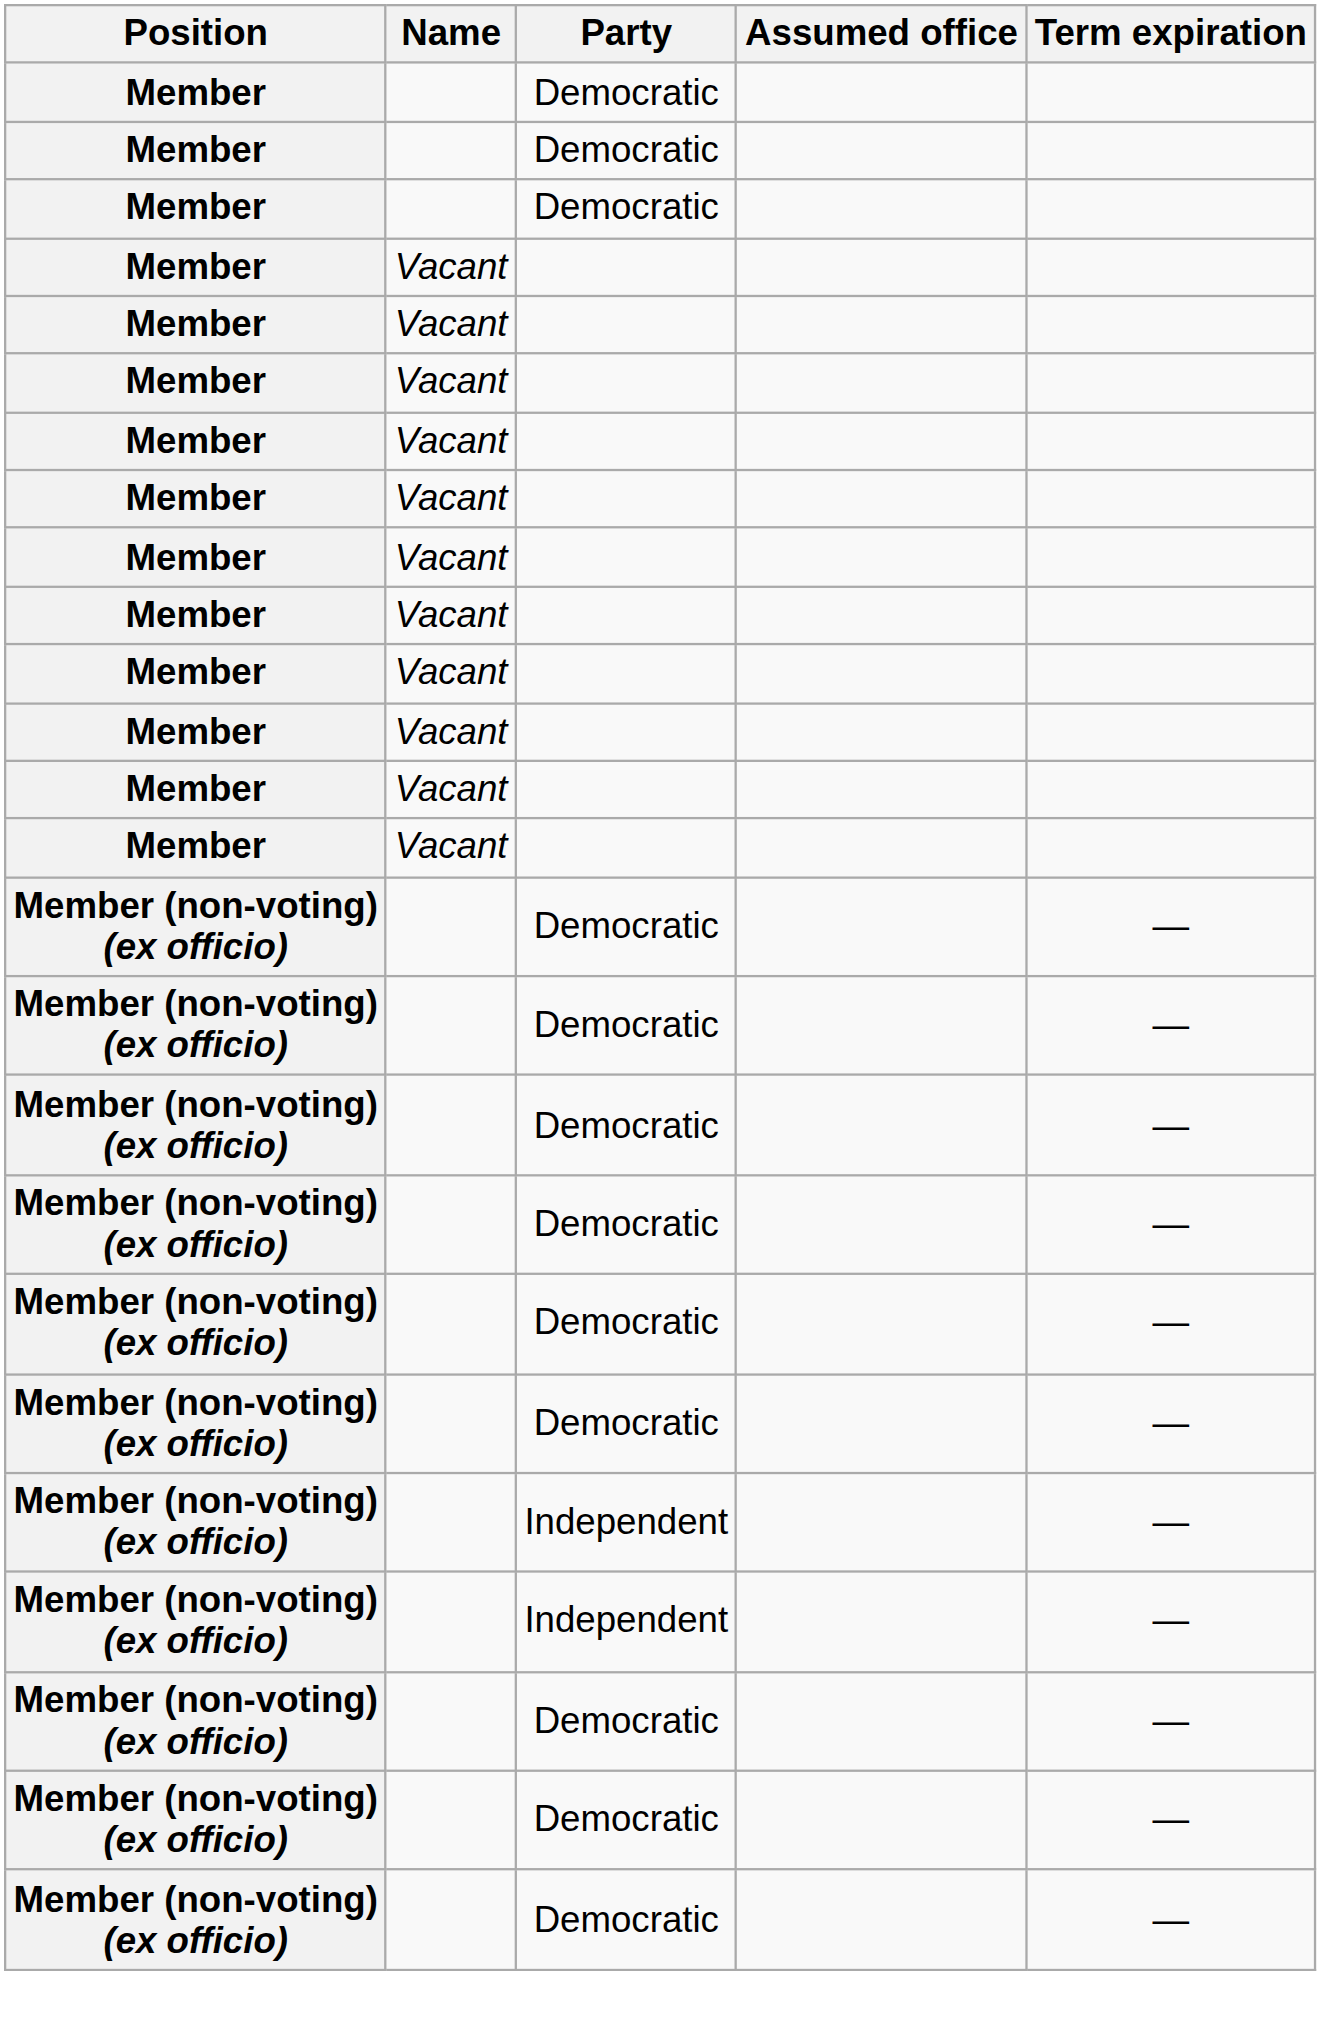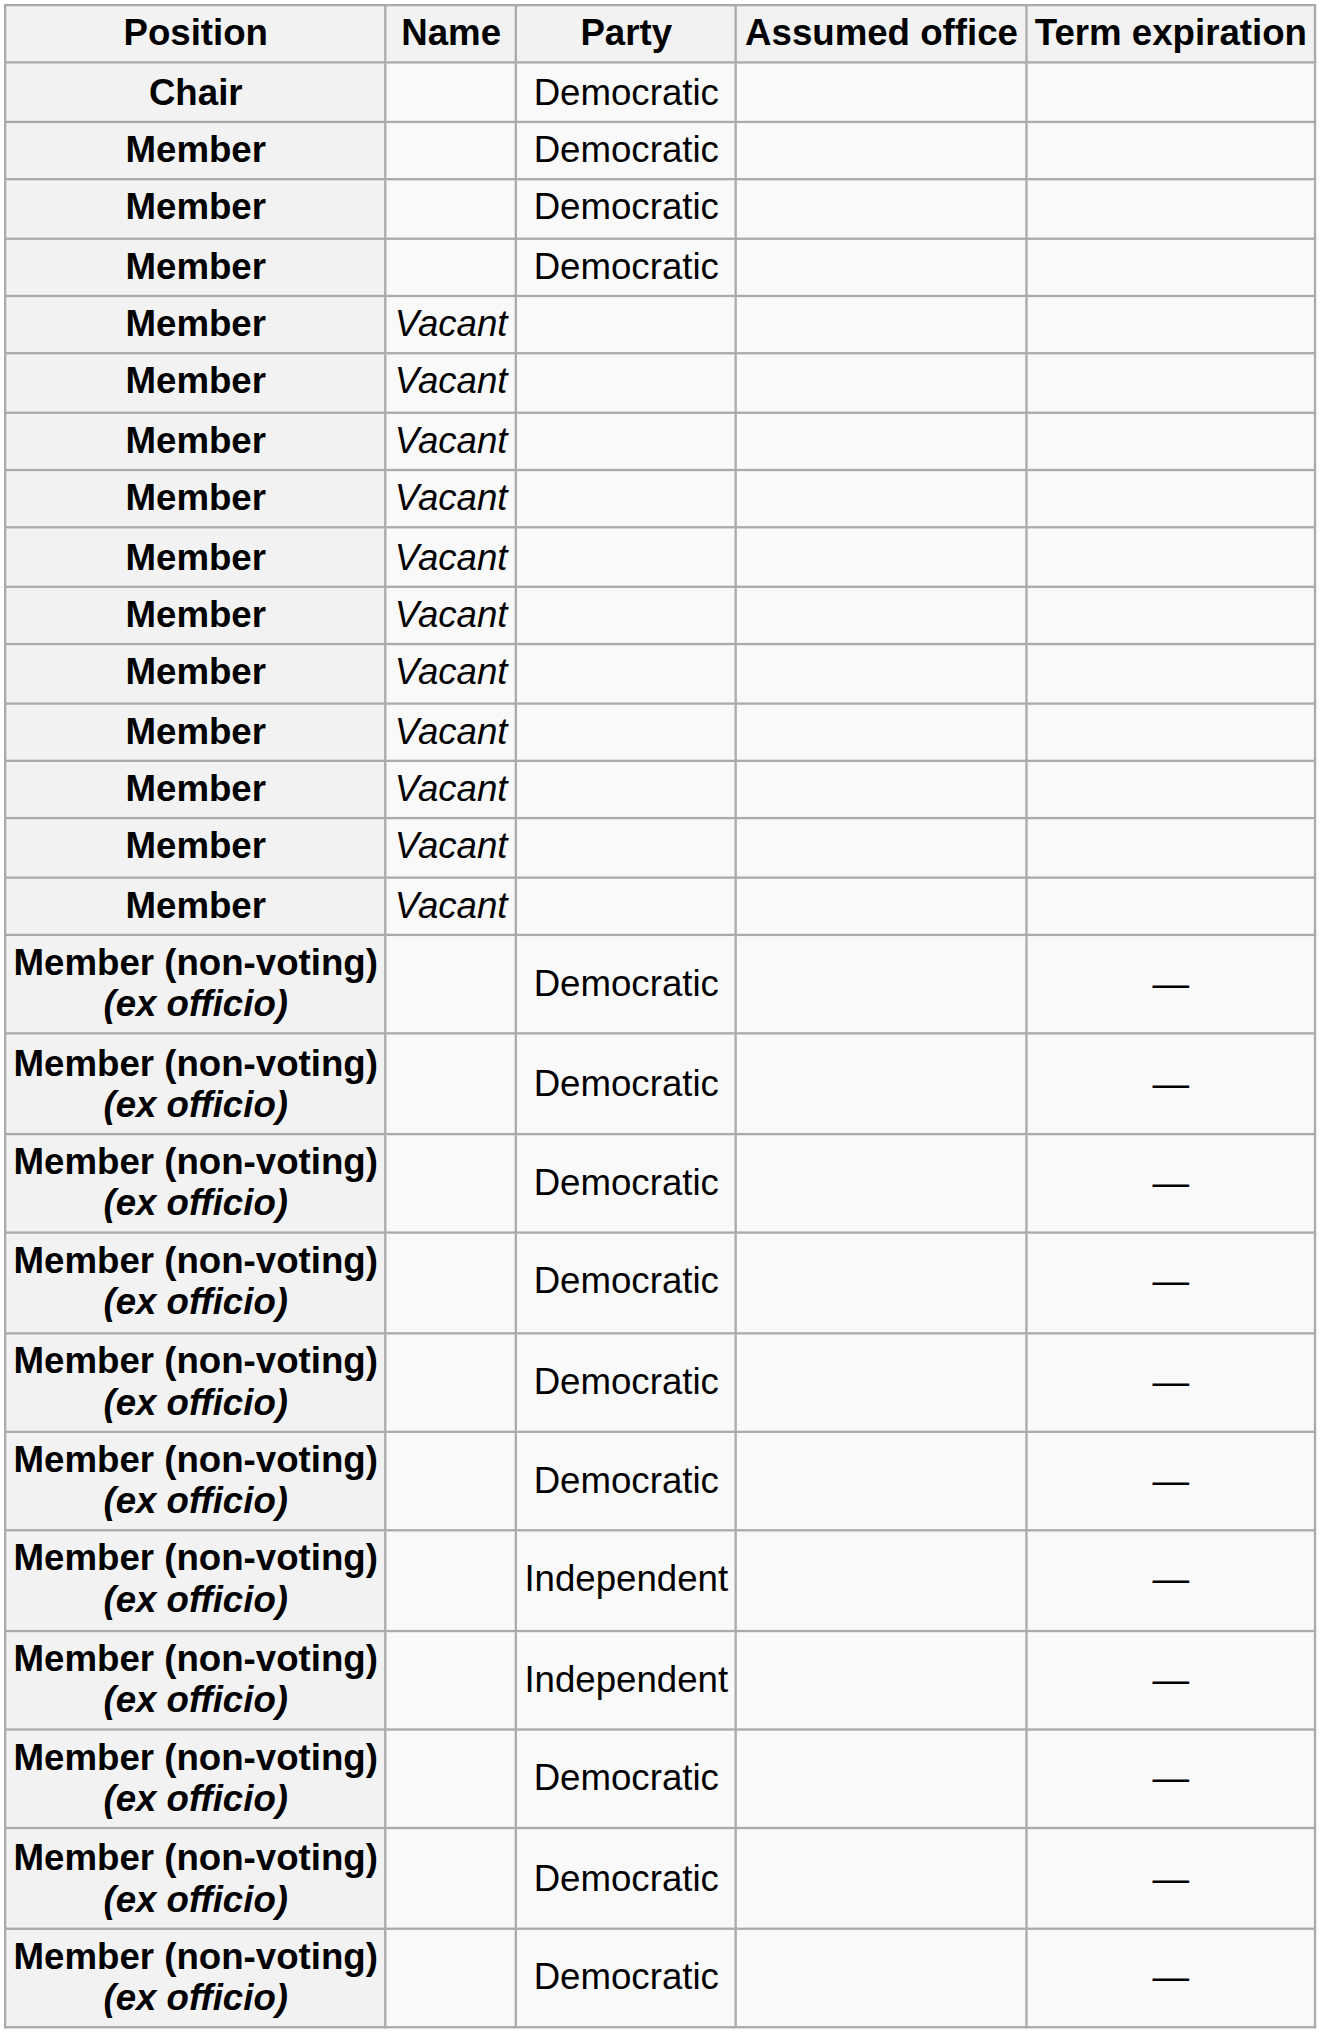+ row: (196, 91)
